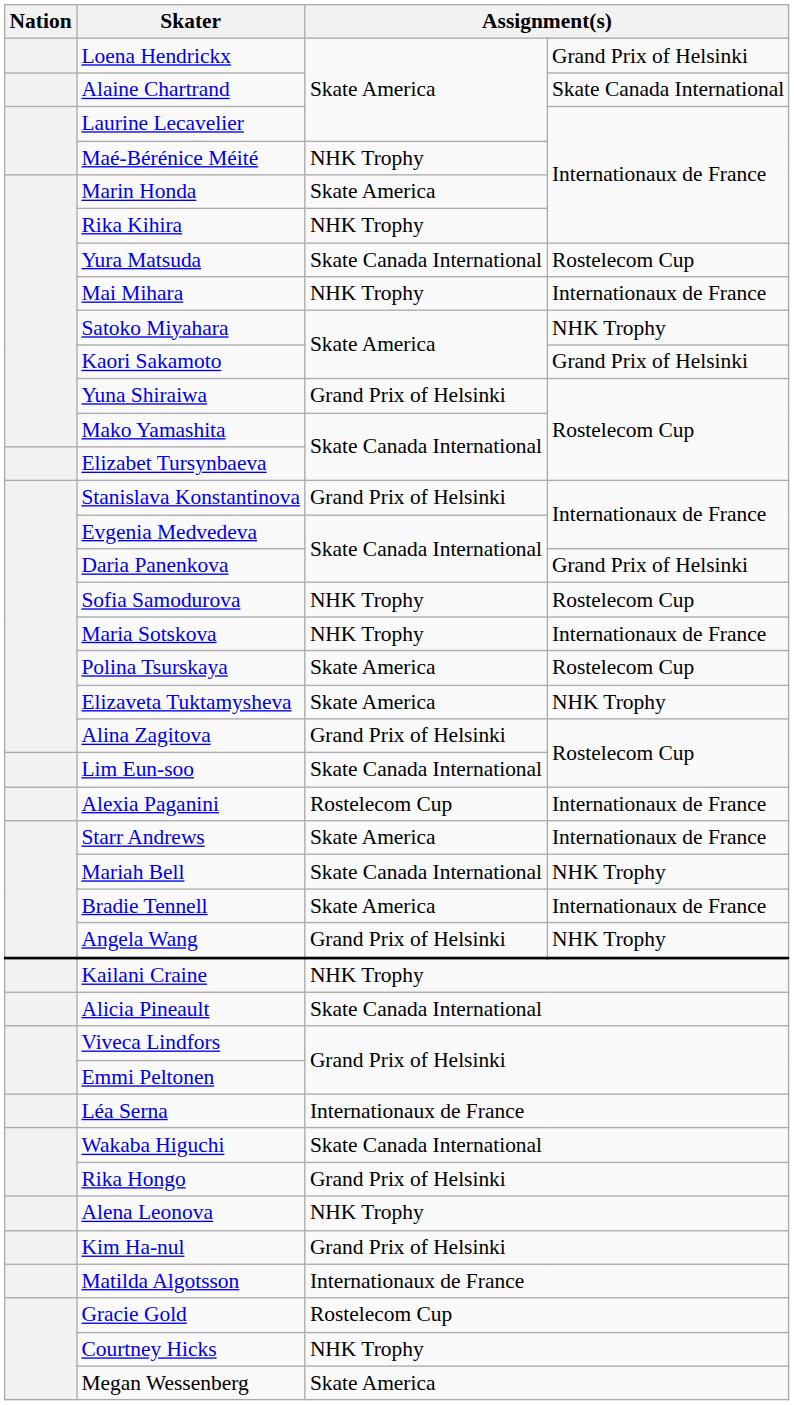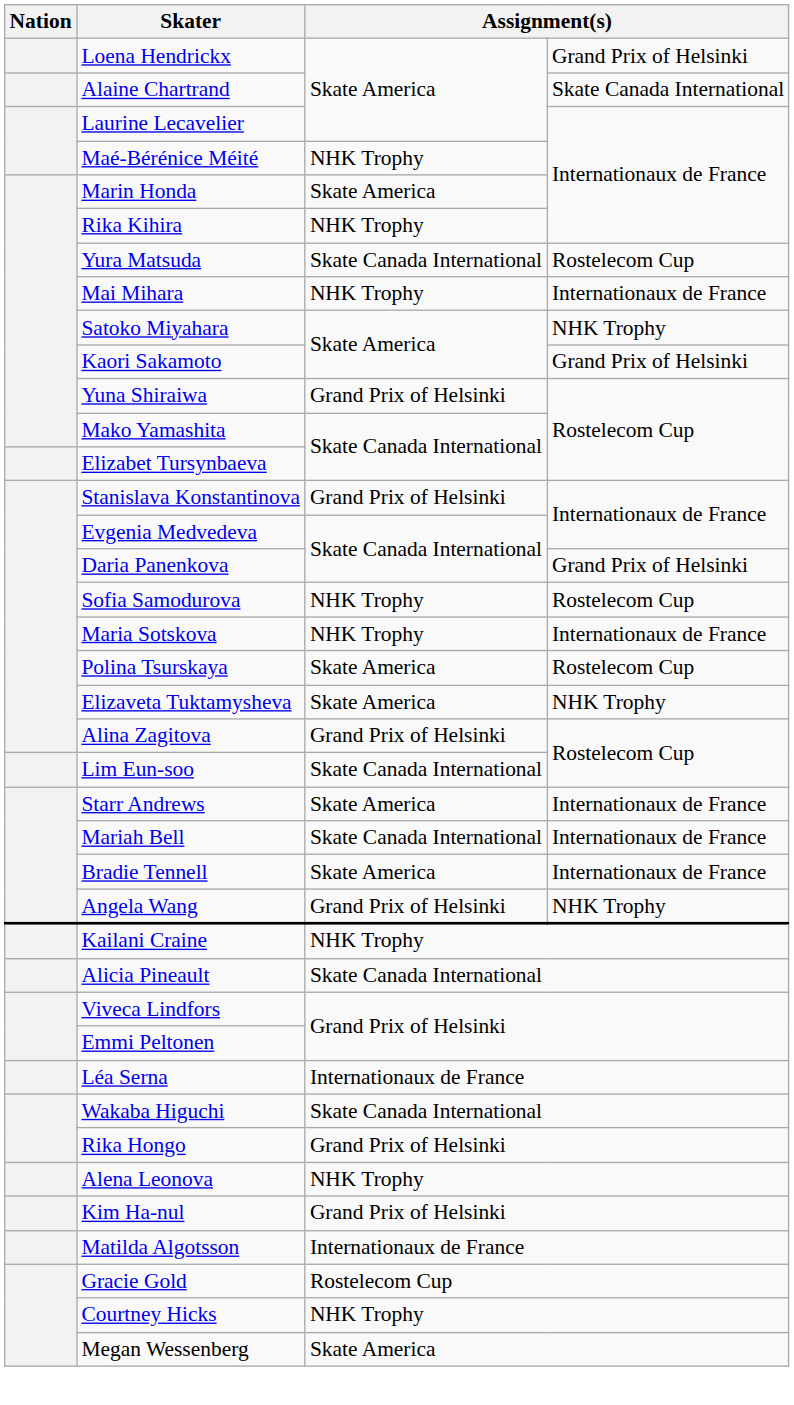- row: (150, 803)
(609, 871) NHK Trophy -> (659, 837) Internationaux de France
